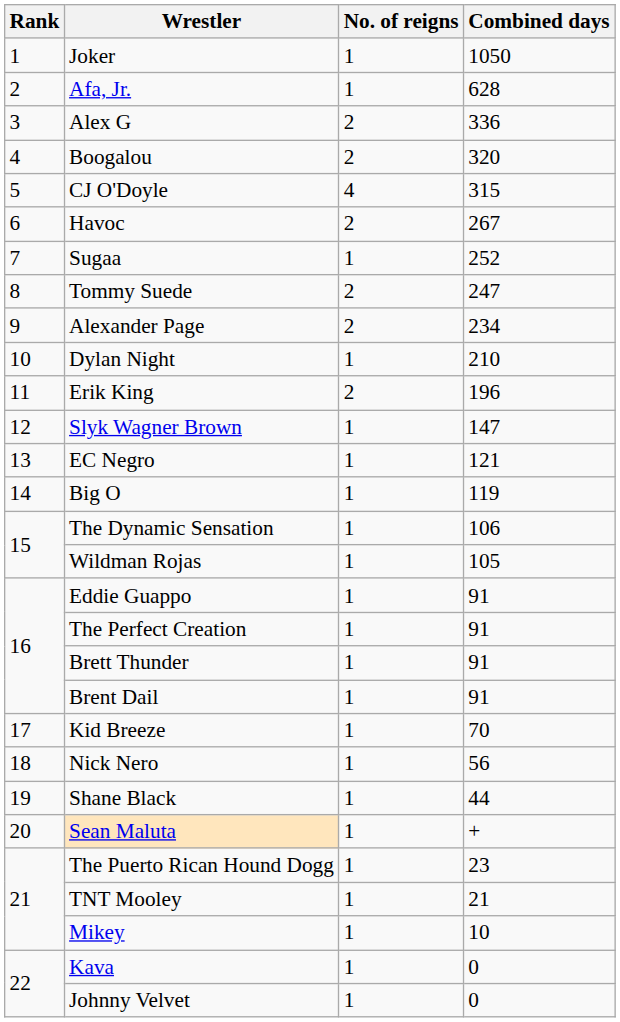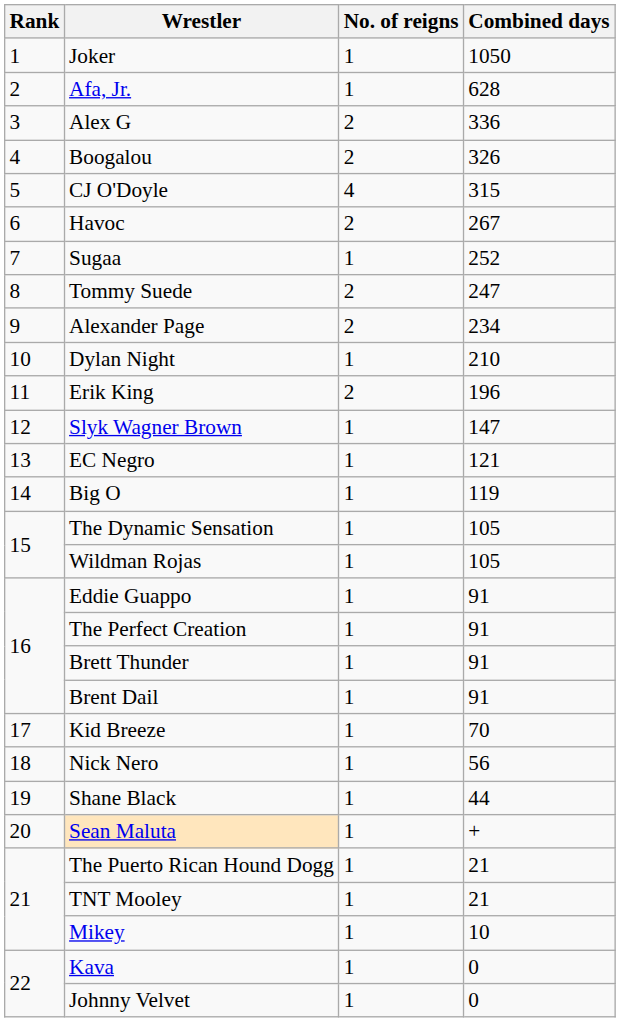(484, 156) 320 -> (484, 156) 326
(484, 527) 106 -> (484, 527) 105
(479, 865) 23 -> (479, 865) 21
